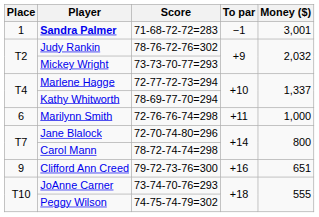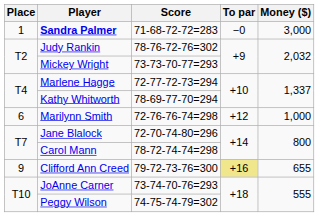(239, 30) −1 -> (239, 30) −0
(297, 30) 3,001 -> (297, 30) 3,000
(239, 116) +11 -> (239, 116) +12
(239, 168) no background -> (239, 168) khaki background
(302, 168) 651 -> (302, 168) 655
